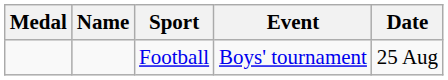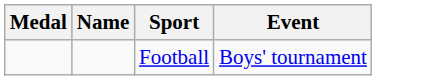- column: (407, 22)
